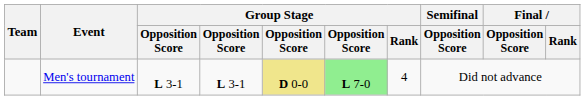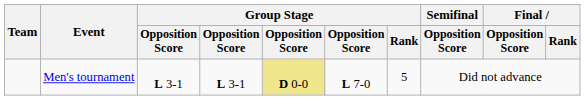(356, 85) lightgreen background -> (356, 85) no background
(404, 77) 4 -> (404, 77) 5
